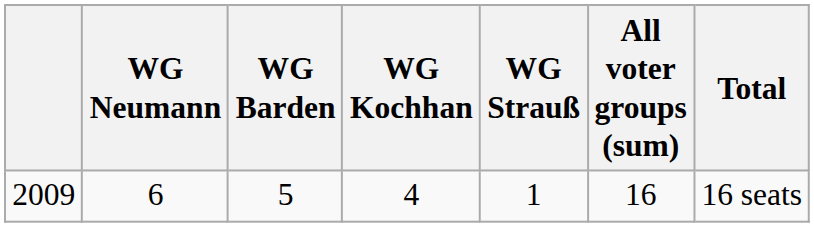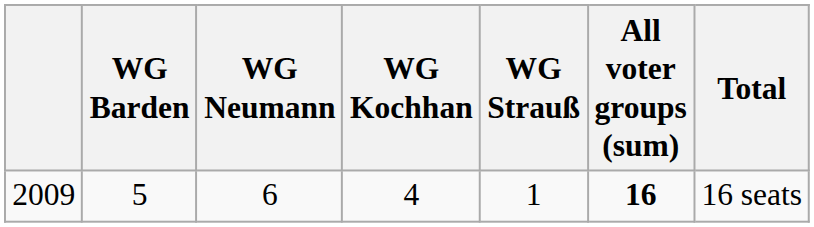columns swapped: (156, 88) <-> (286, 88)
(641, 195) normal -> (641, 195) bold
